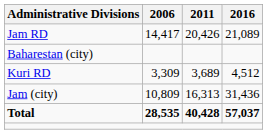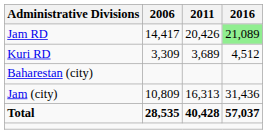(242, 34) no background -> (242, 34) lightgreen background
rows swapped: (29, 73) <-> (50, 53)
